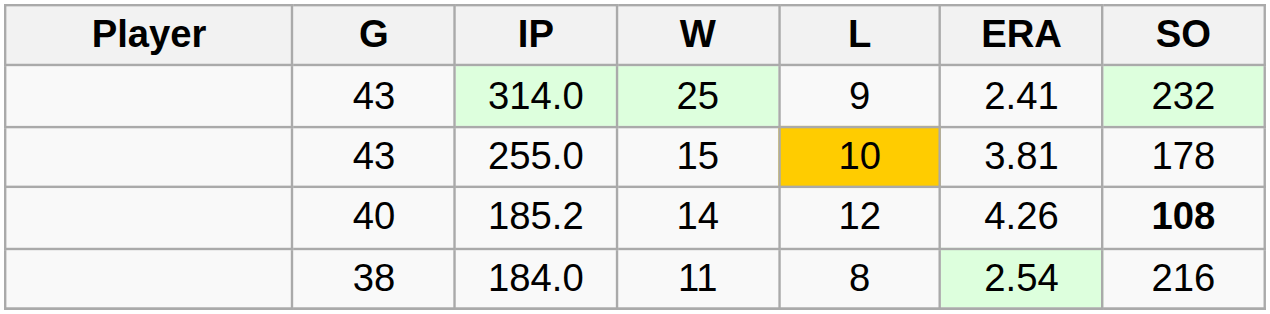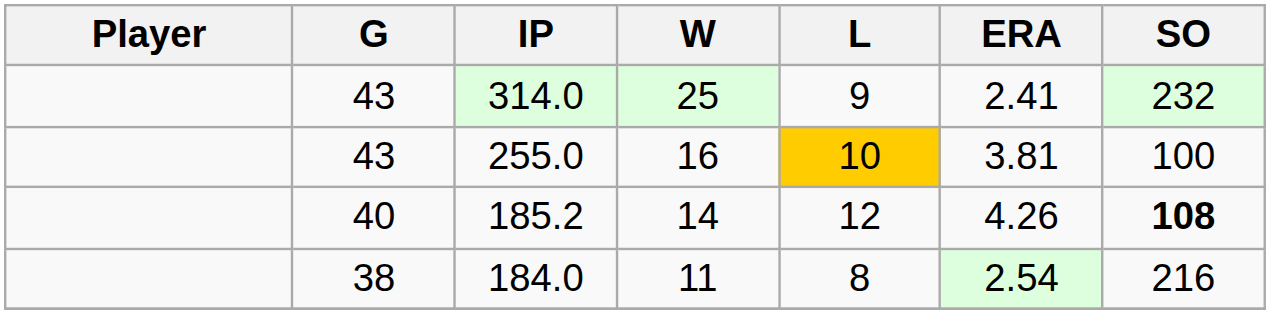(698, 156) 15 -> (698, 156) 16
(1183, 156) 178 -> (1183, 156) 100
